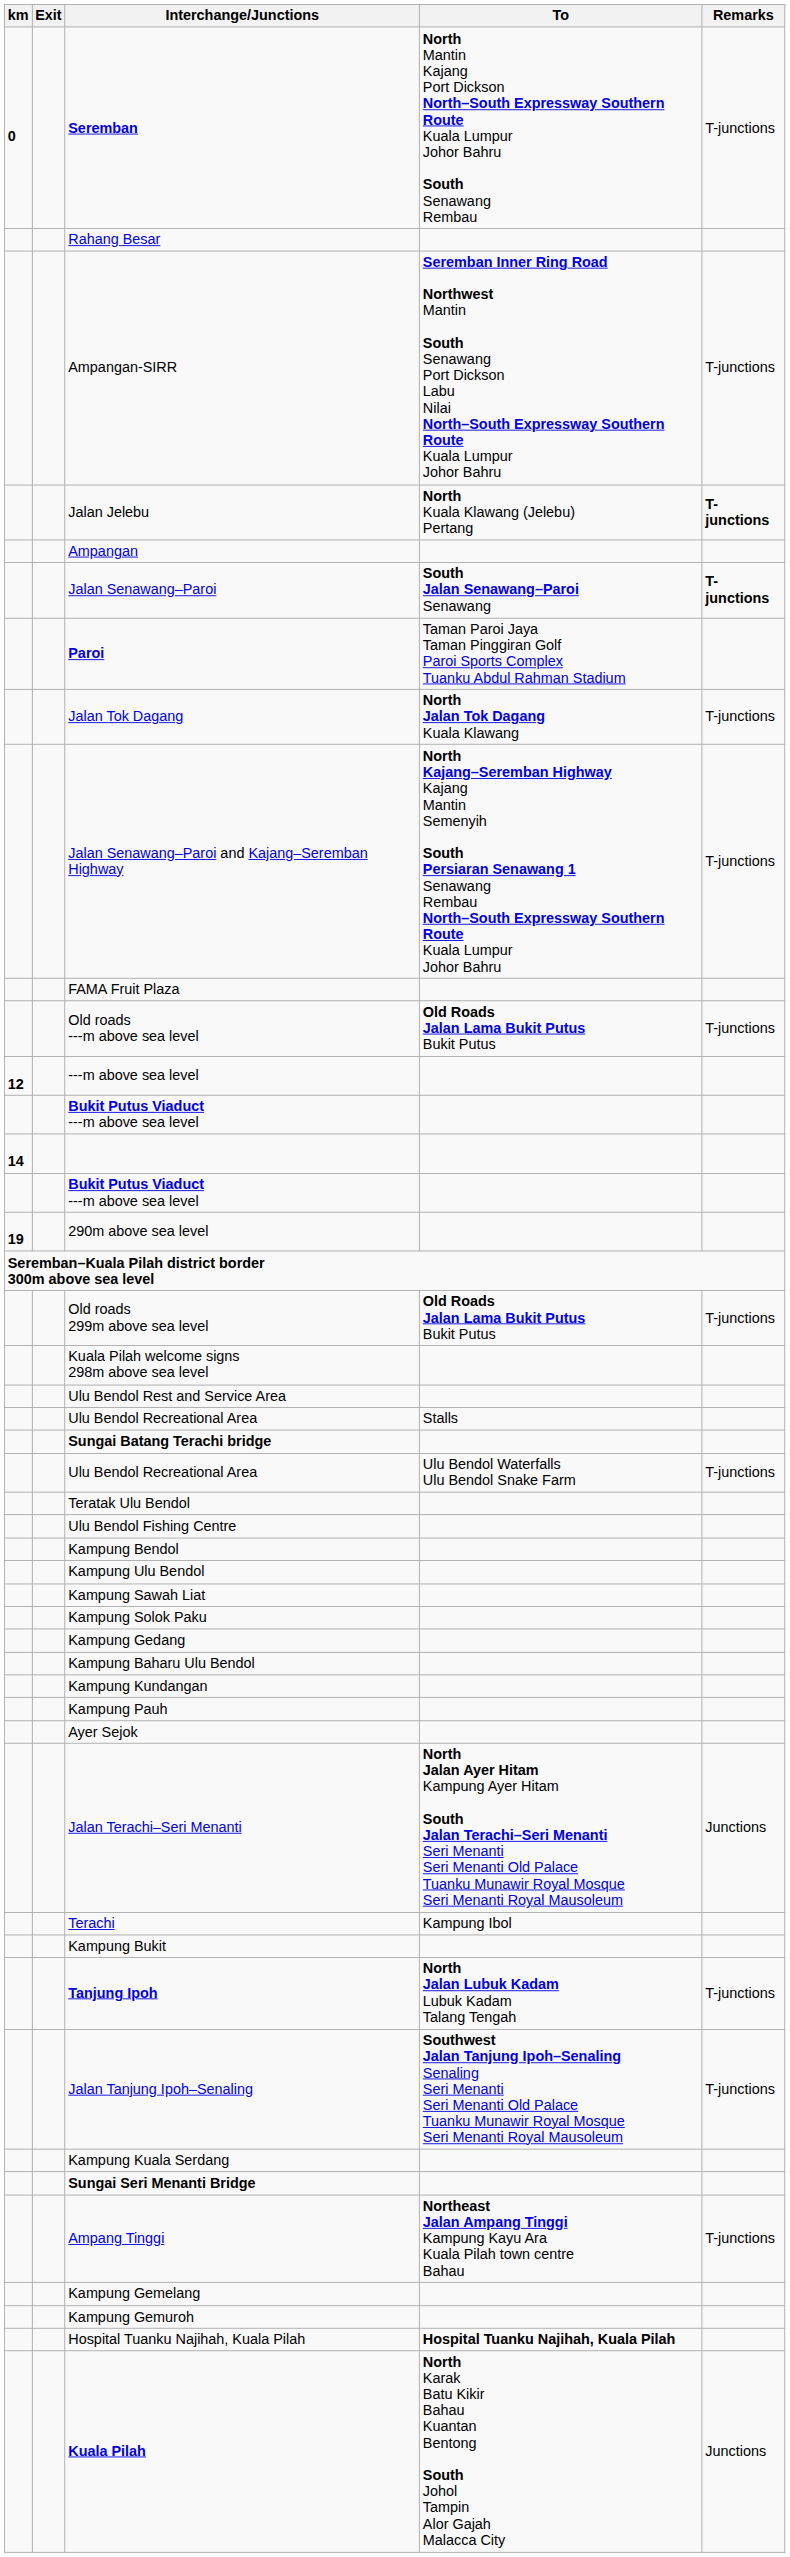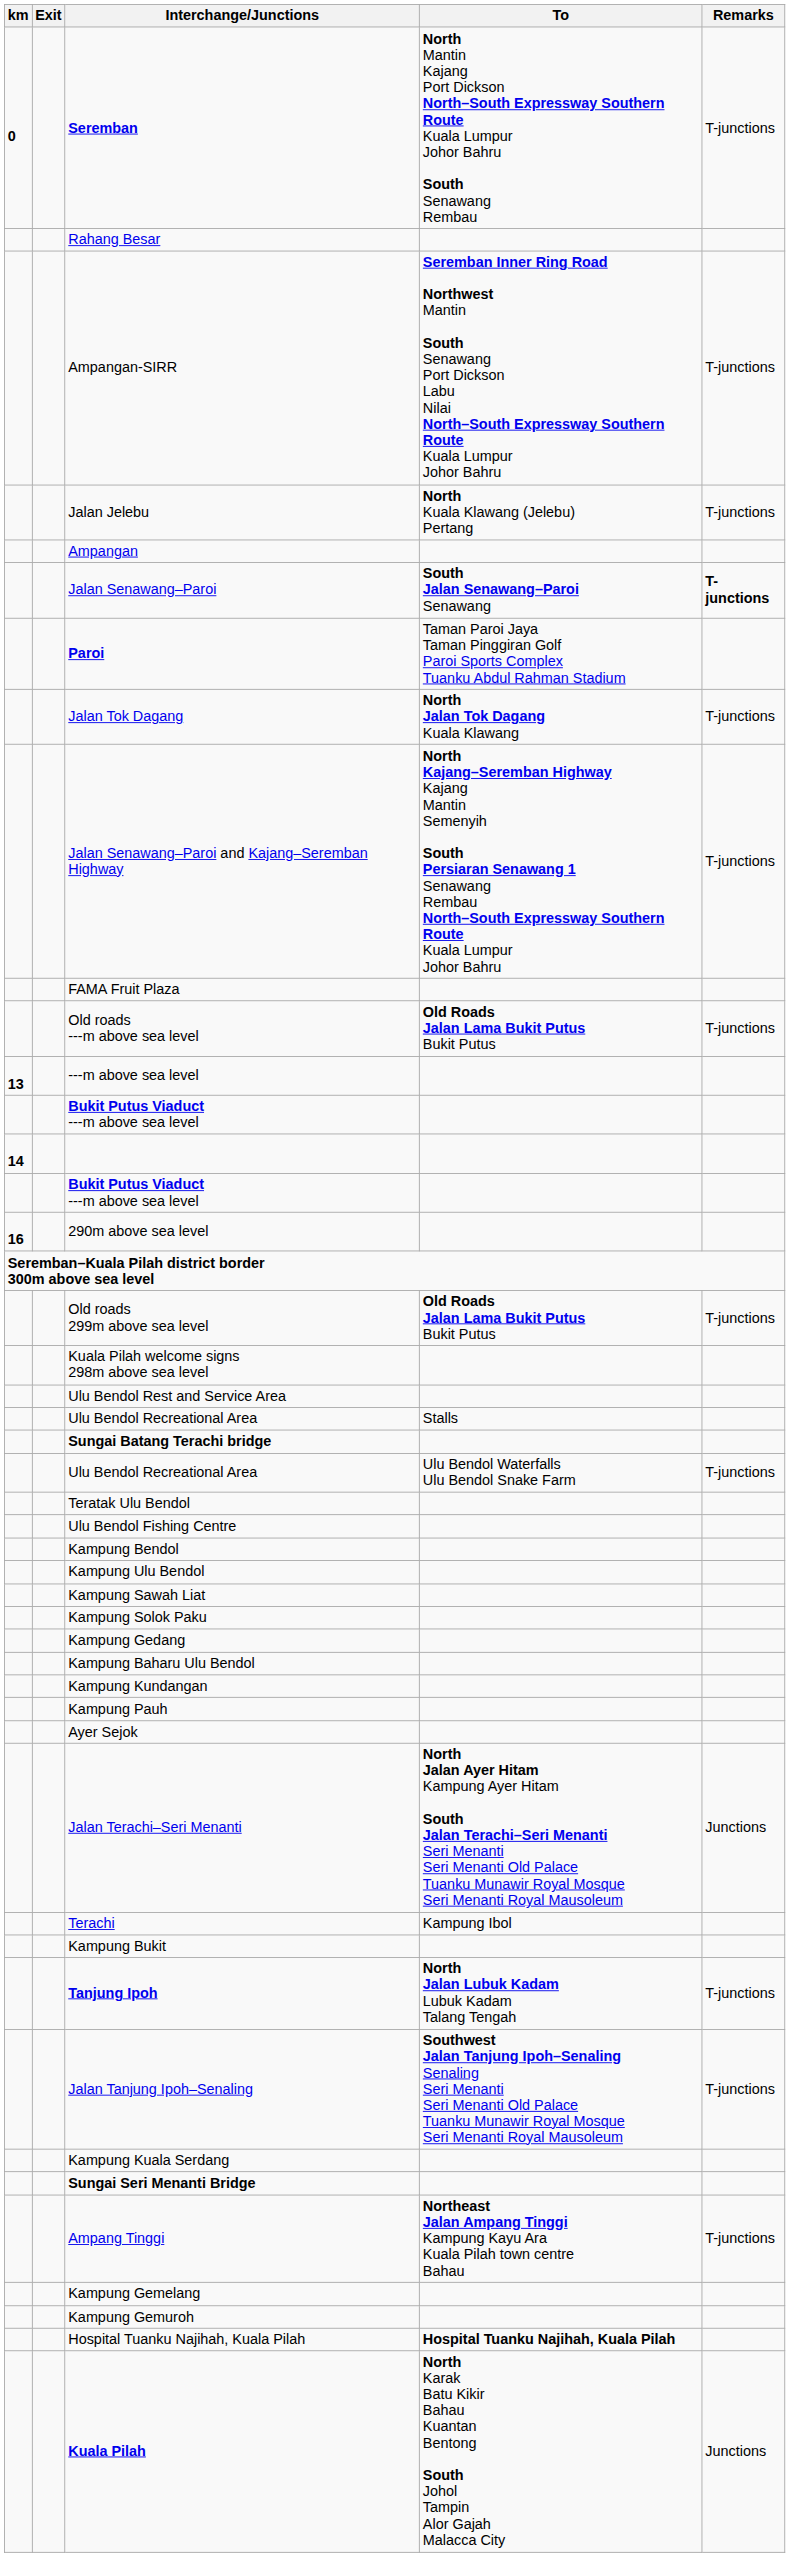(737, 512) bold -> (740, 512) normal
(16, 1083) 12 -> (16, 1083) 13
(16, 1239) 19 -> (16, 1239) 16
